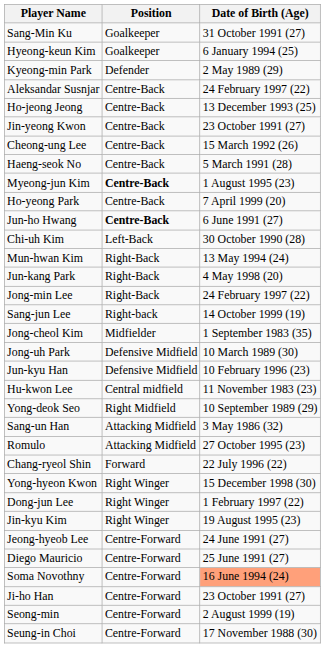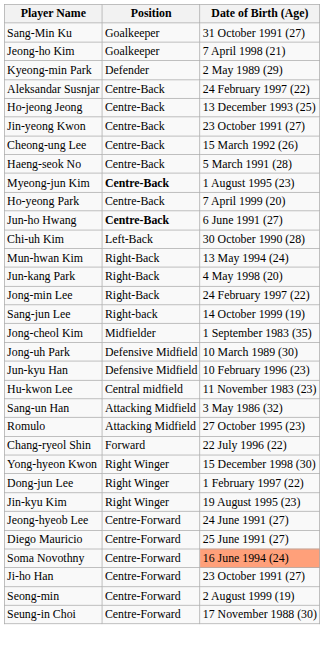- row: (51, 51)
+ row: (41, 51)
- row: (44, 408)
